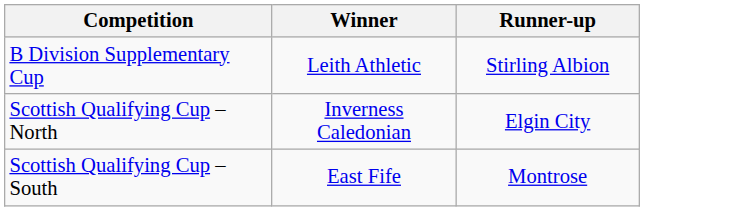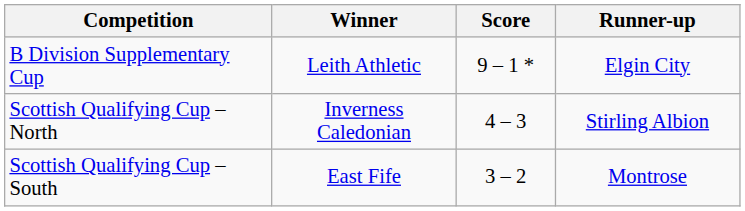+ column: (506, 20)
(548, 65) Stirling Albion -> (647, 65) Elgin City
(548, 121) Elgin City -> (647, 121) Stirling Albion
